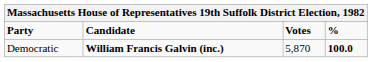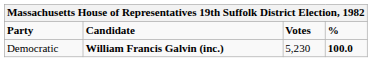(298, 48) 5,870 -> (298, 48) 5,230
